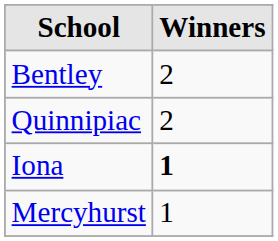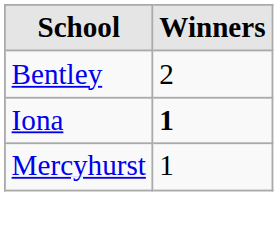- row: (76, 119)
